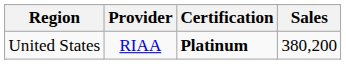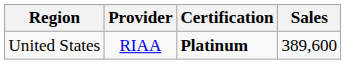(309, 45) 380,200 -> (309, 45) 389,600
